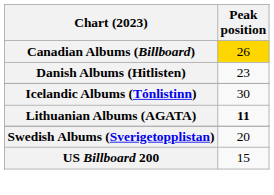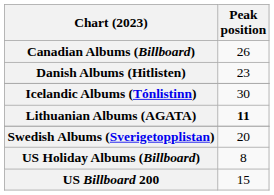(243, 51) gold background -> (243, 51) no background
+ row: (111, 158)
